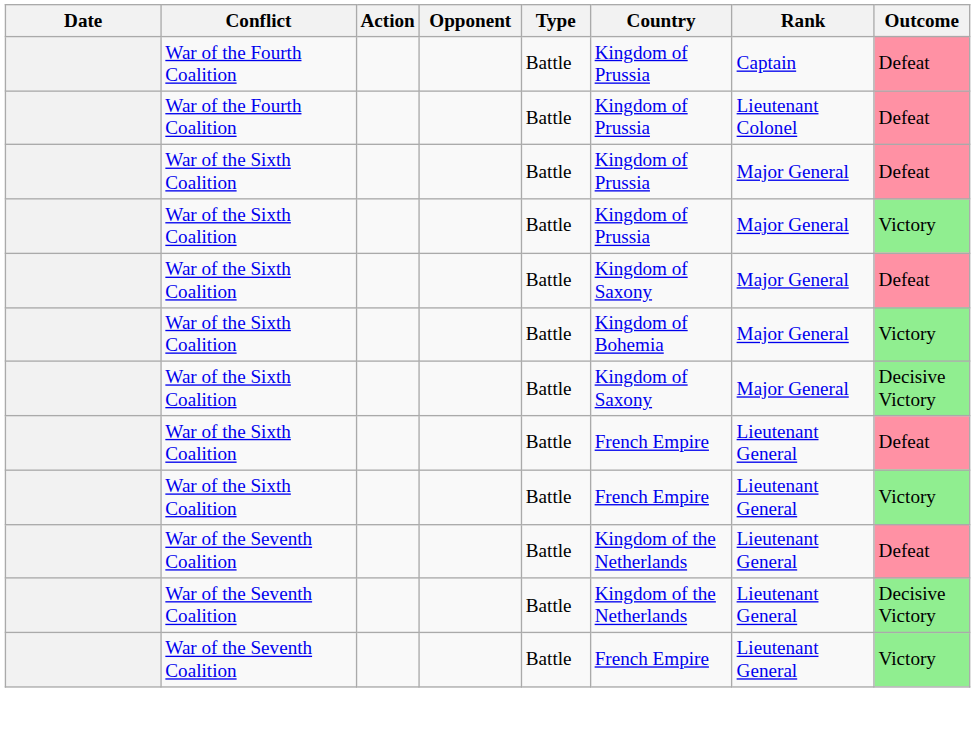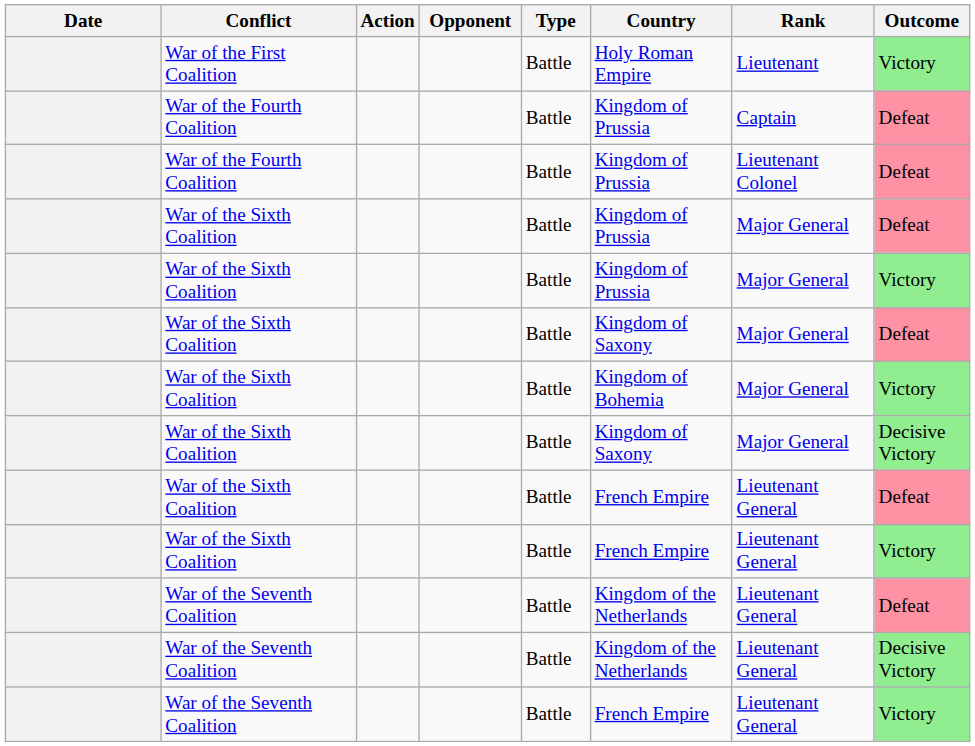+ row: (83, 64)
